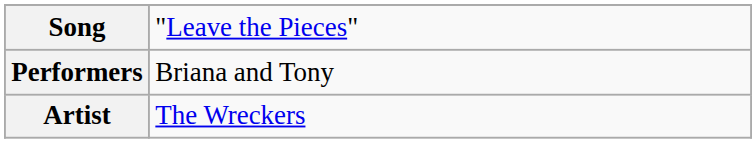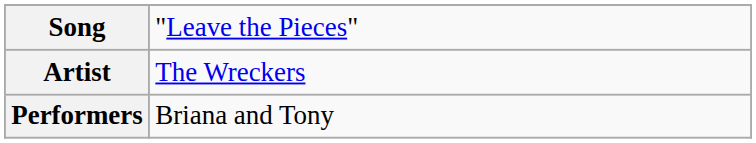rows swapped: (77, 115) <-> (77, 71)
